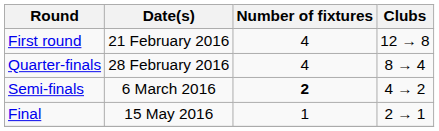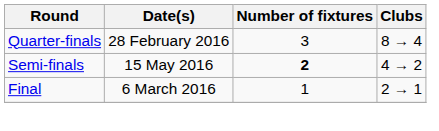- row: (45, 41)
(305, 65) 4 -> (305, 41) 3
(169, 89) 6 March 2016 -> (169, 65) 15 May 2016
(169, 114) 15 May 2016 -> (169, 89) 6 March 2016
